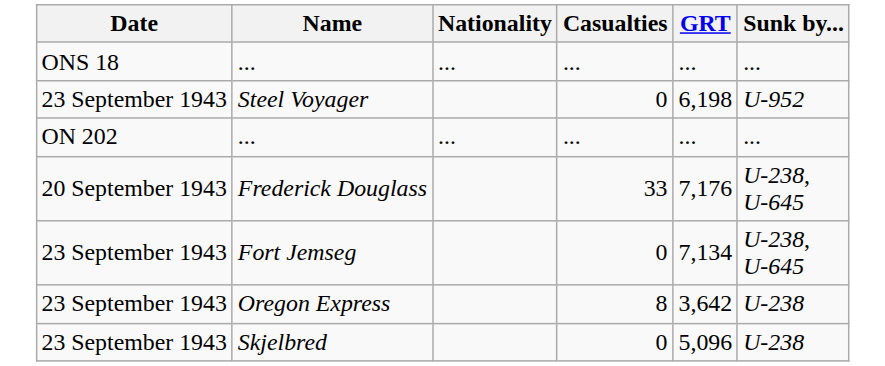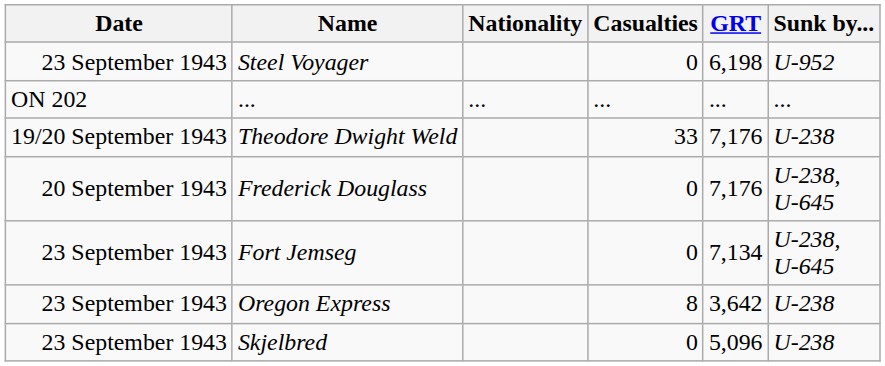- row: (80, 61)
+ row: (119, 136)
(656, 188) 33 -> (692, 188) 0
